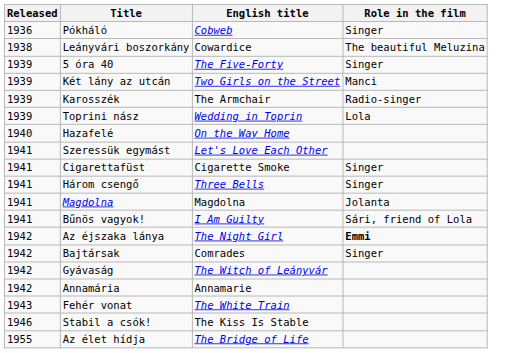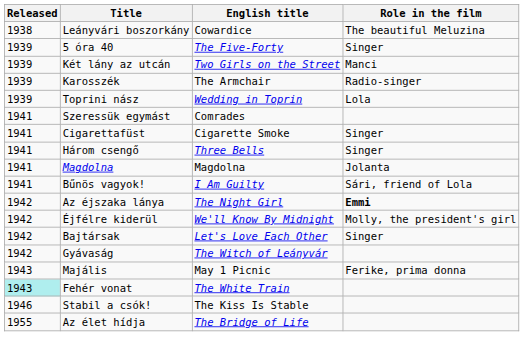- row: (85, 30)
- row: (88, 133)
(261, 150) Let's Love Each Other -> (220, 116) Comrades
+ row: (110, 219)
(220, 253) Comrades -> (261, 236) Let's Love Each Other
- row: (91, 288)
+ row: (85, 270)
(20, 305) no background -> (20, 288) paleturquoise background
